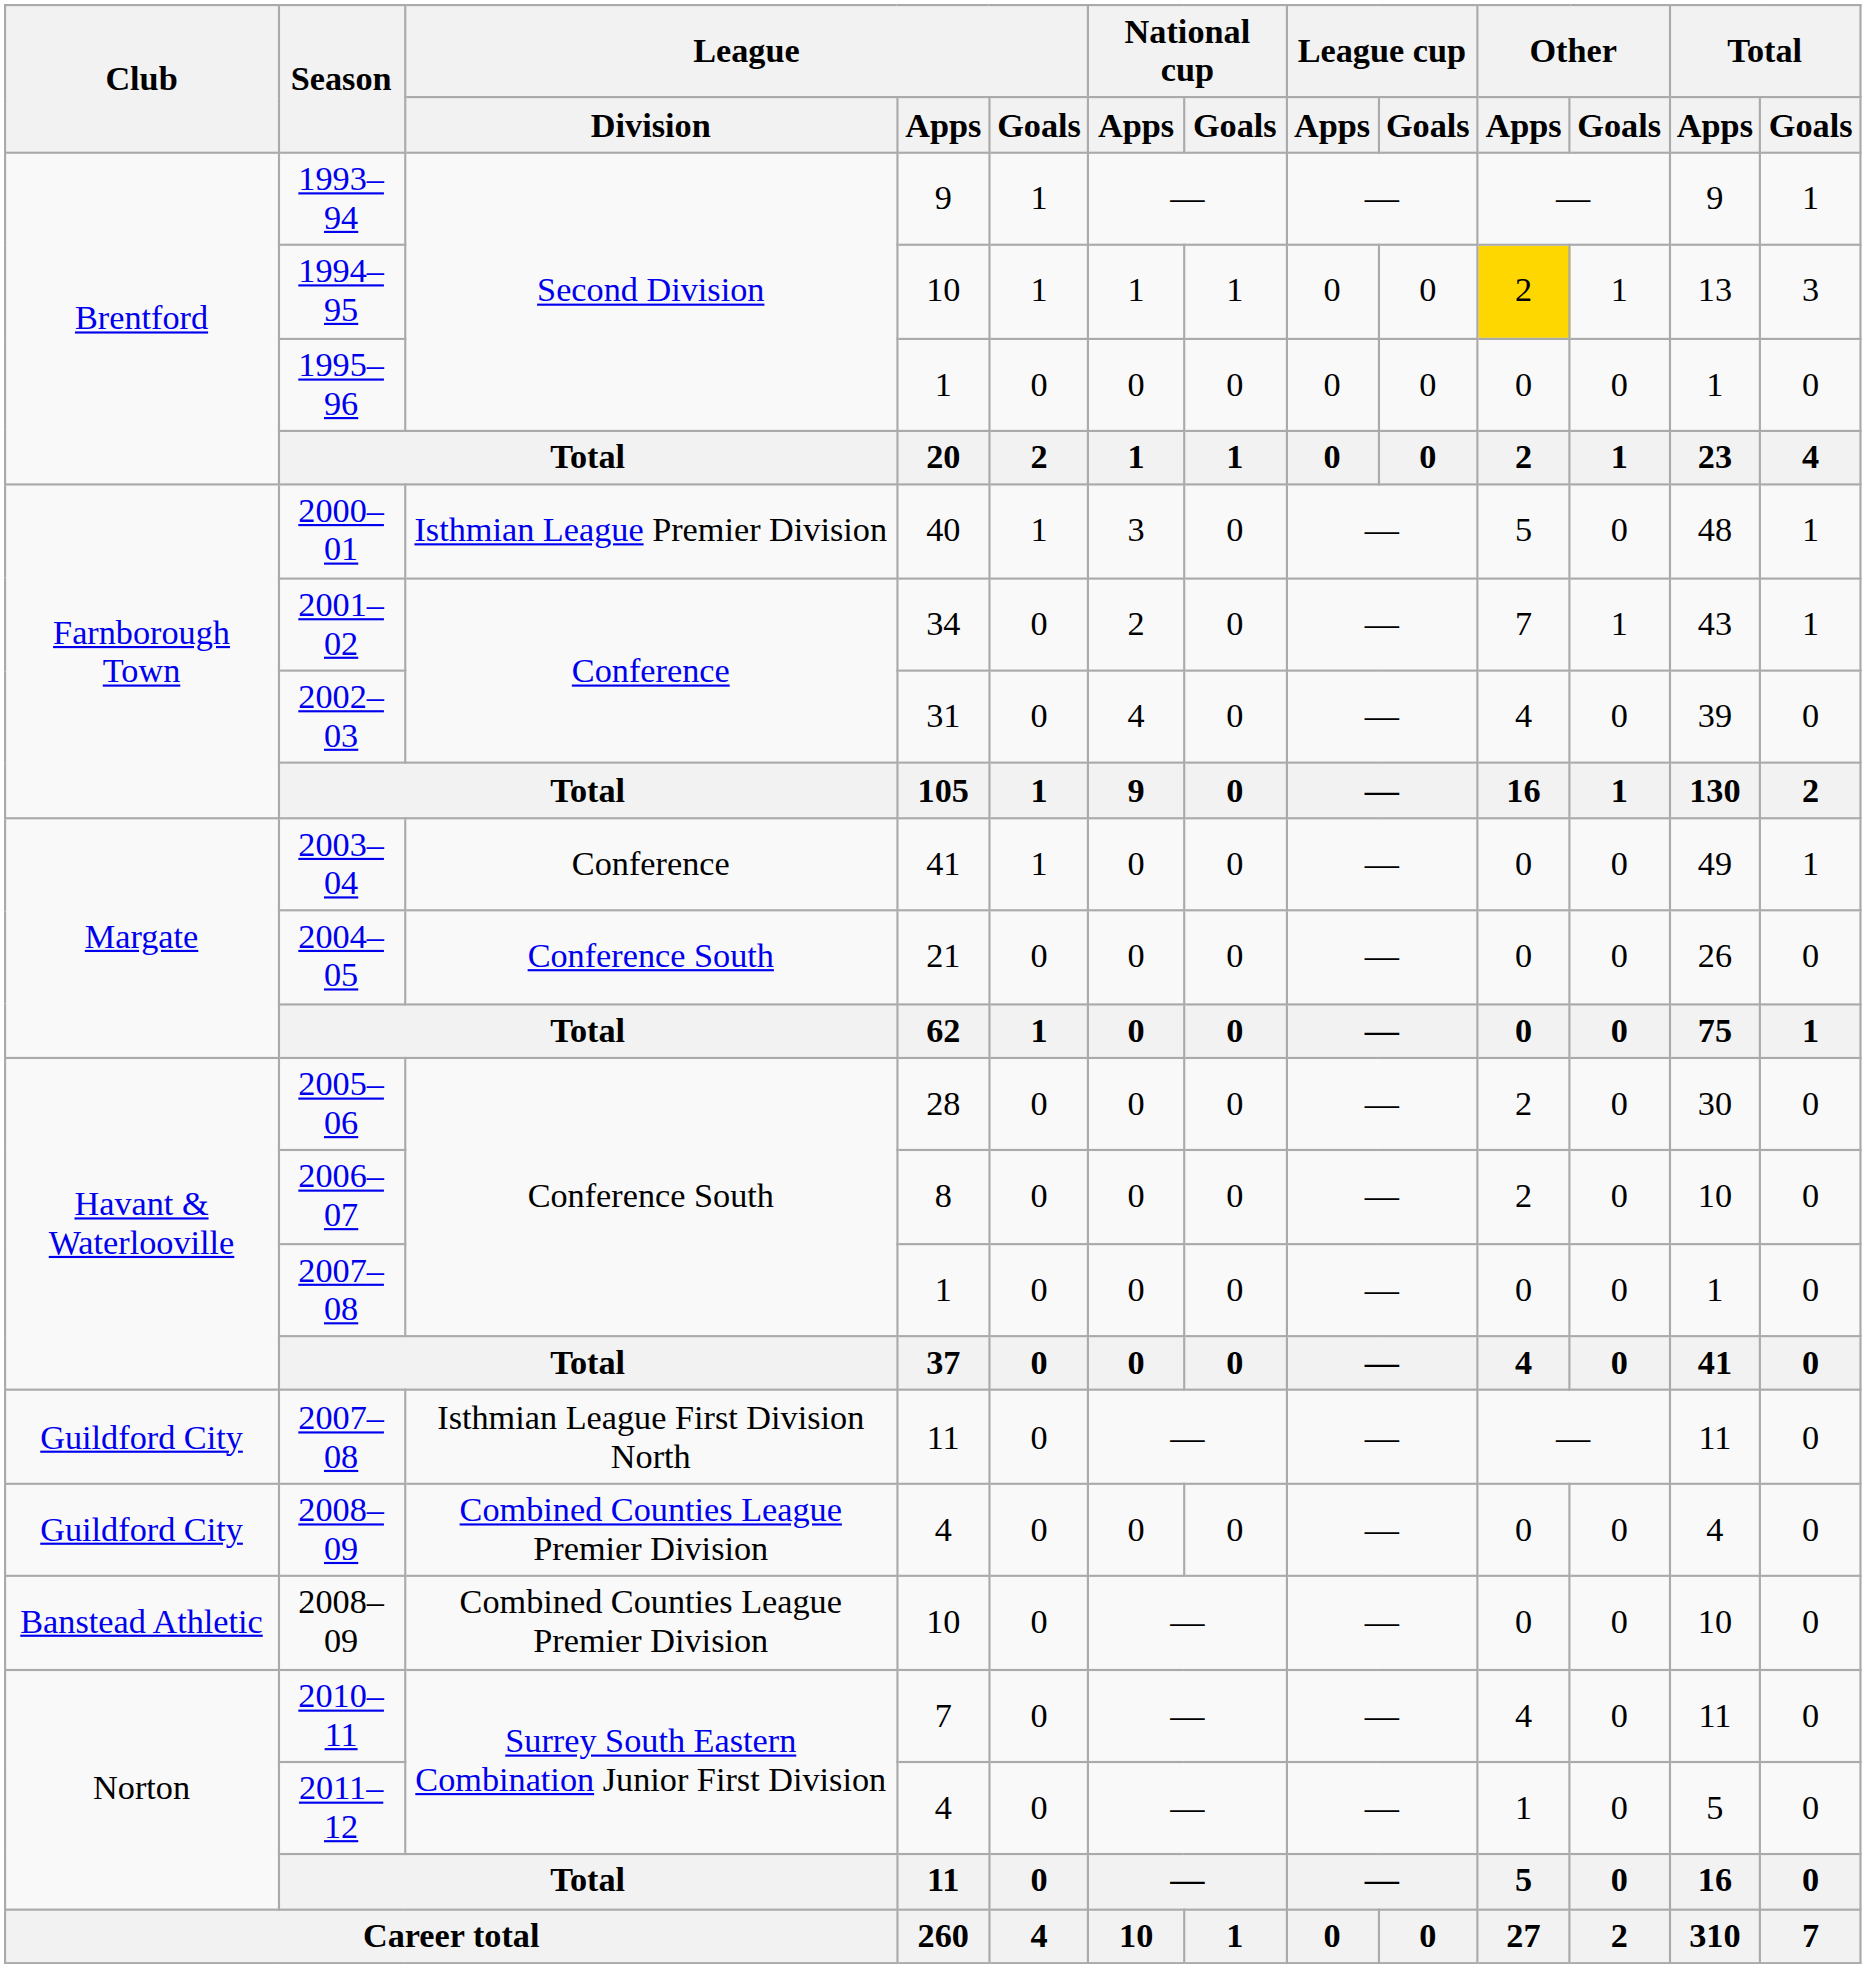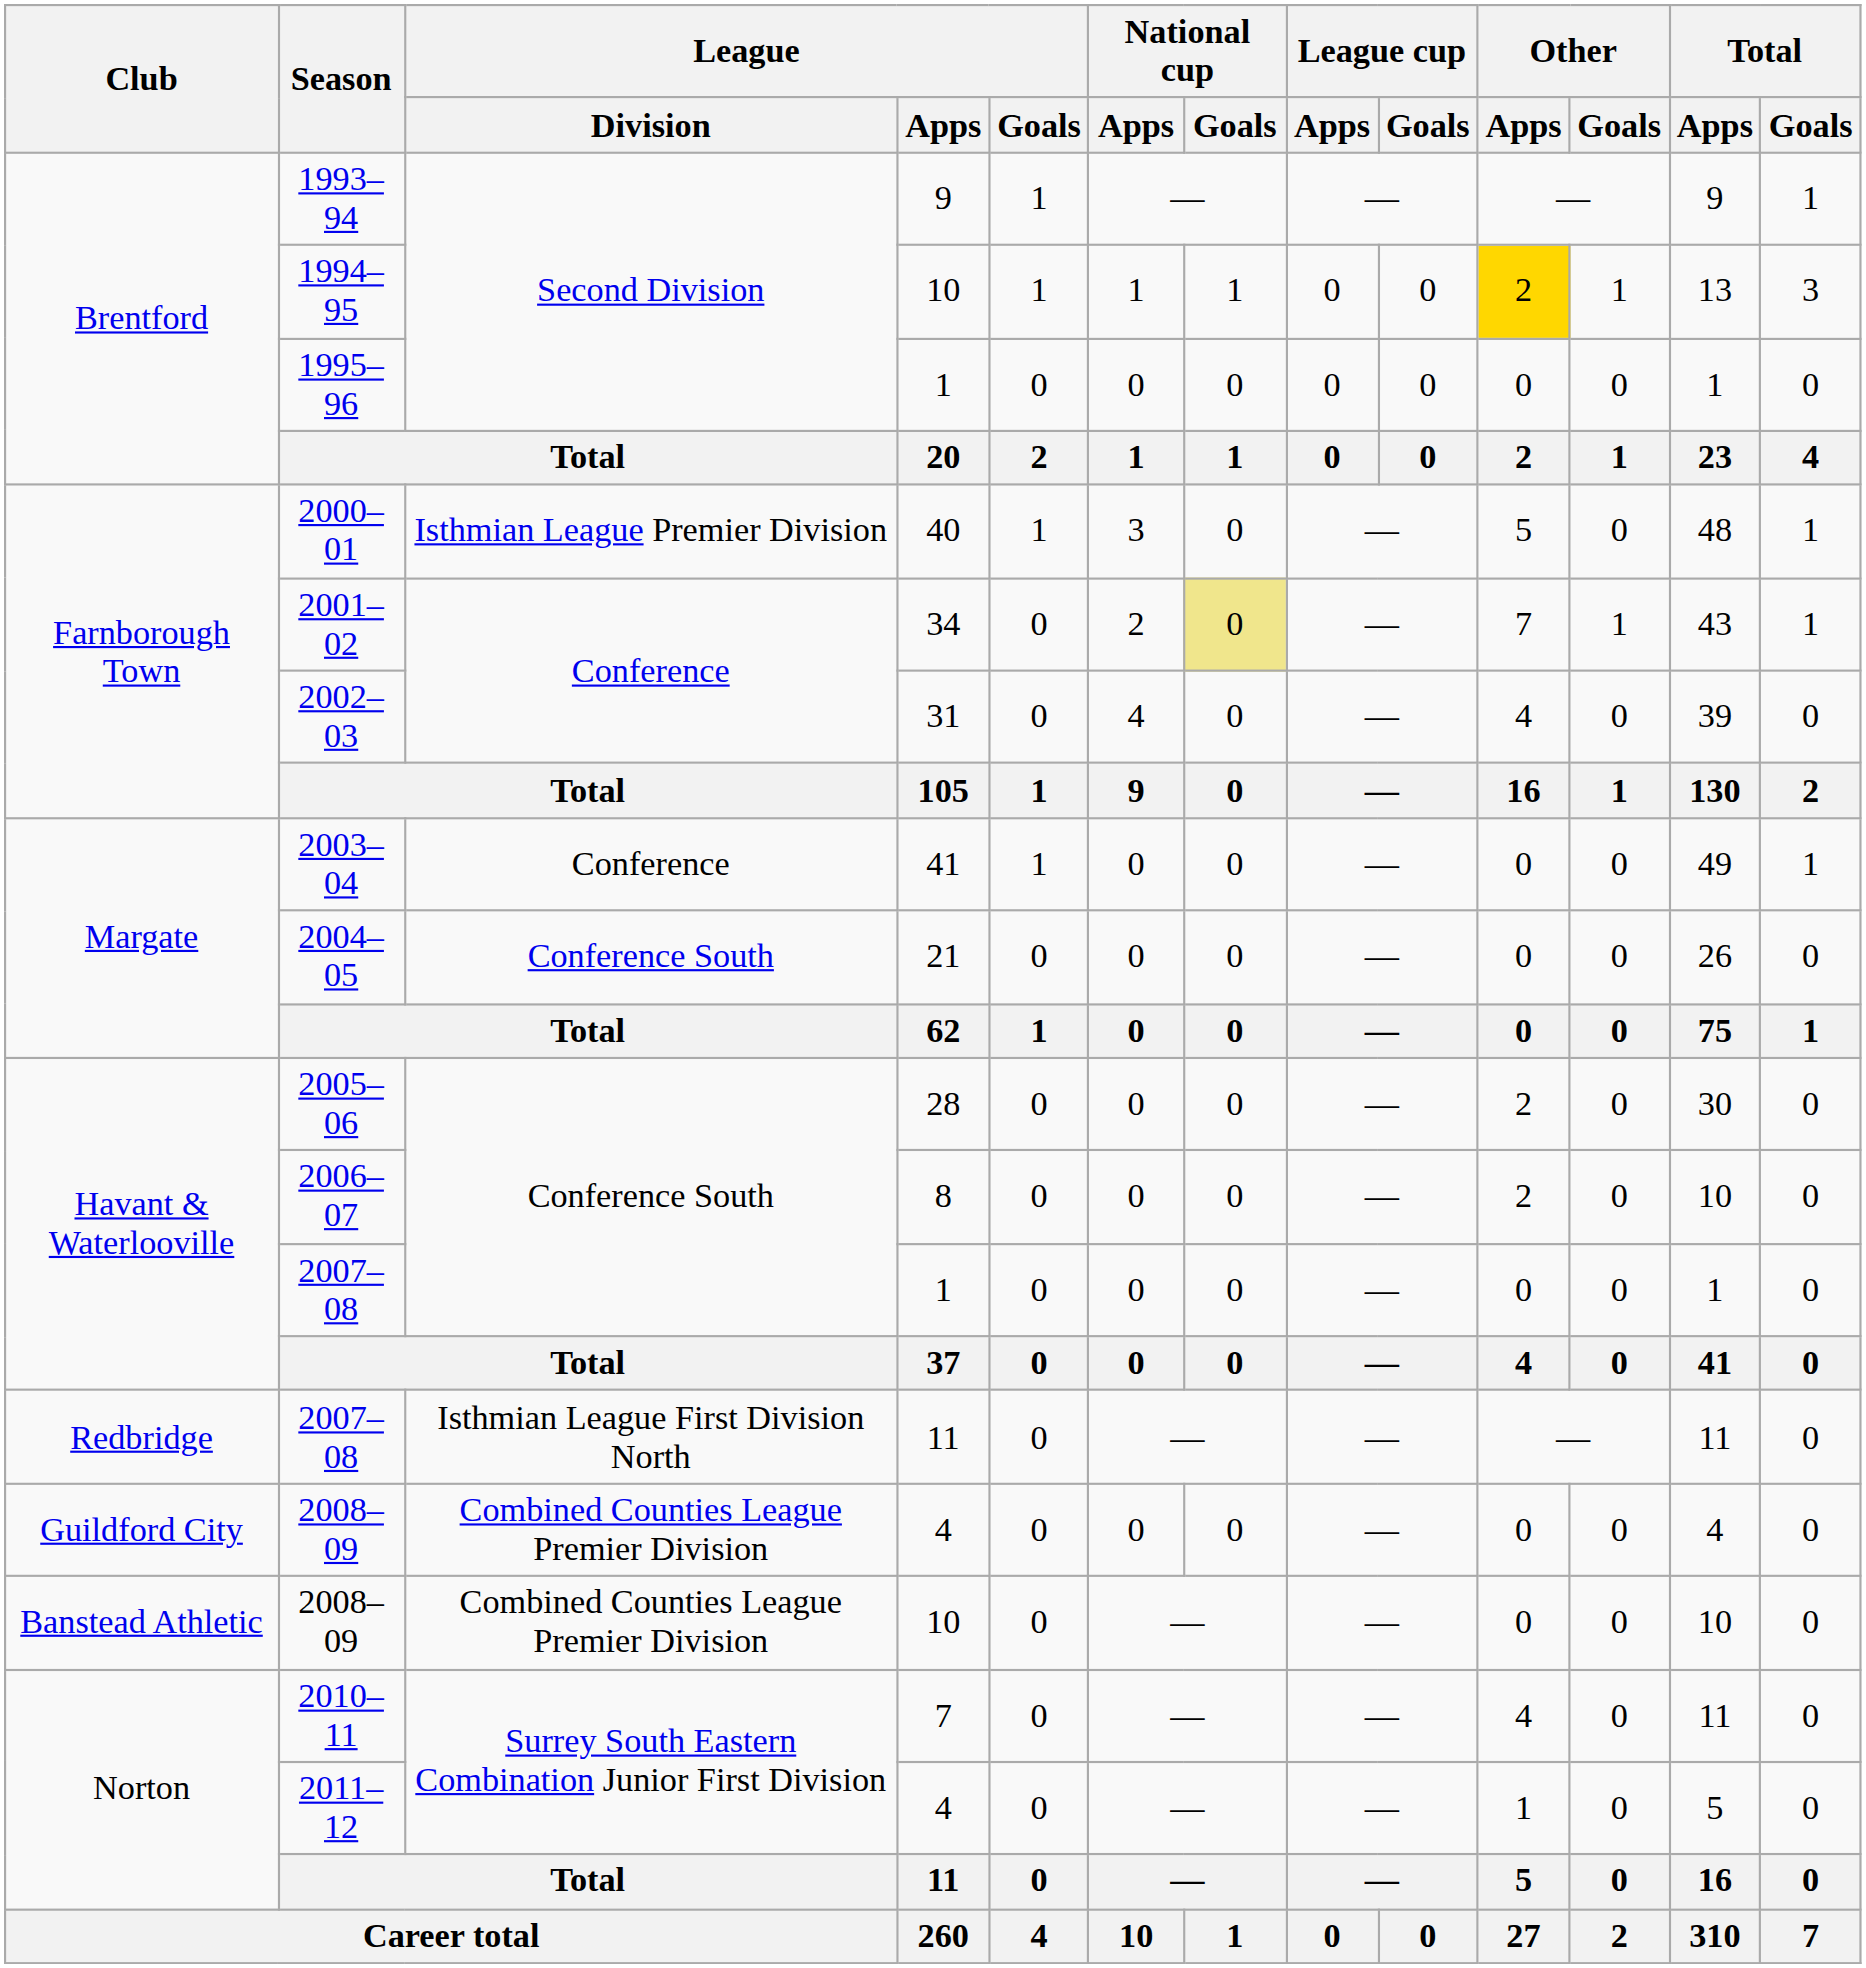(1235, 623) no background -> (1235, 623) khaki background
(142, 1436) Guildford City -> (142, 1436) Redbridge
